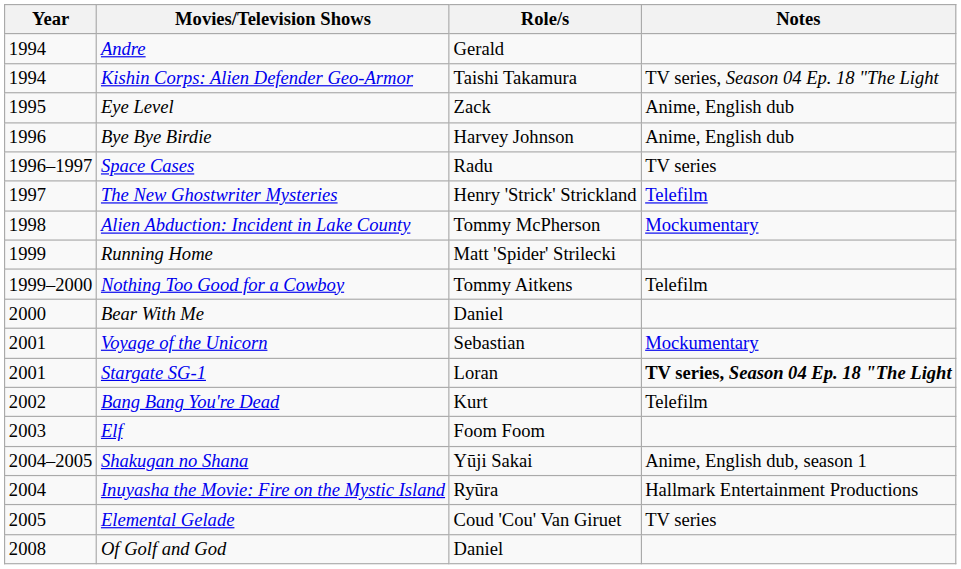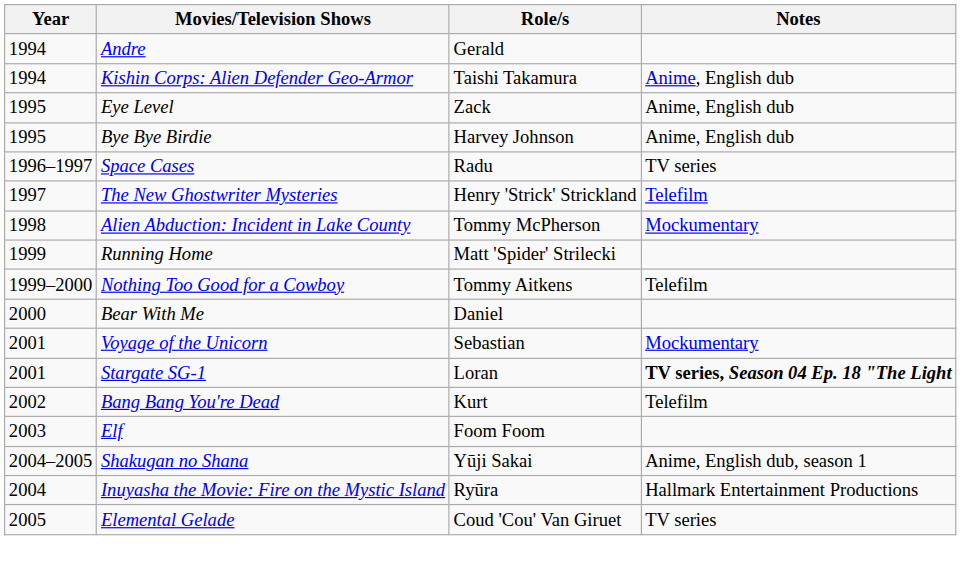(792, 78) TV series, Season 04 Ep. 18 "The Light -> (720, 78) Anime, English dub
(27, 136) 1996 -> (27, 136) 1995
- row: (164, 549)
